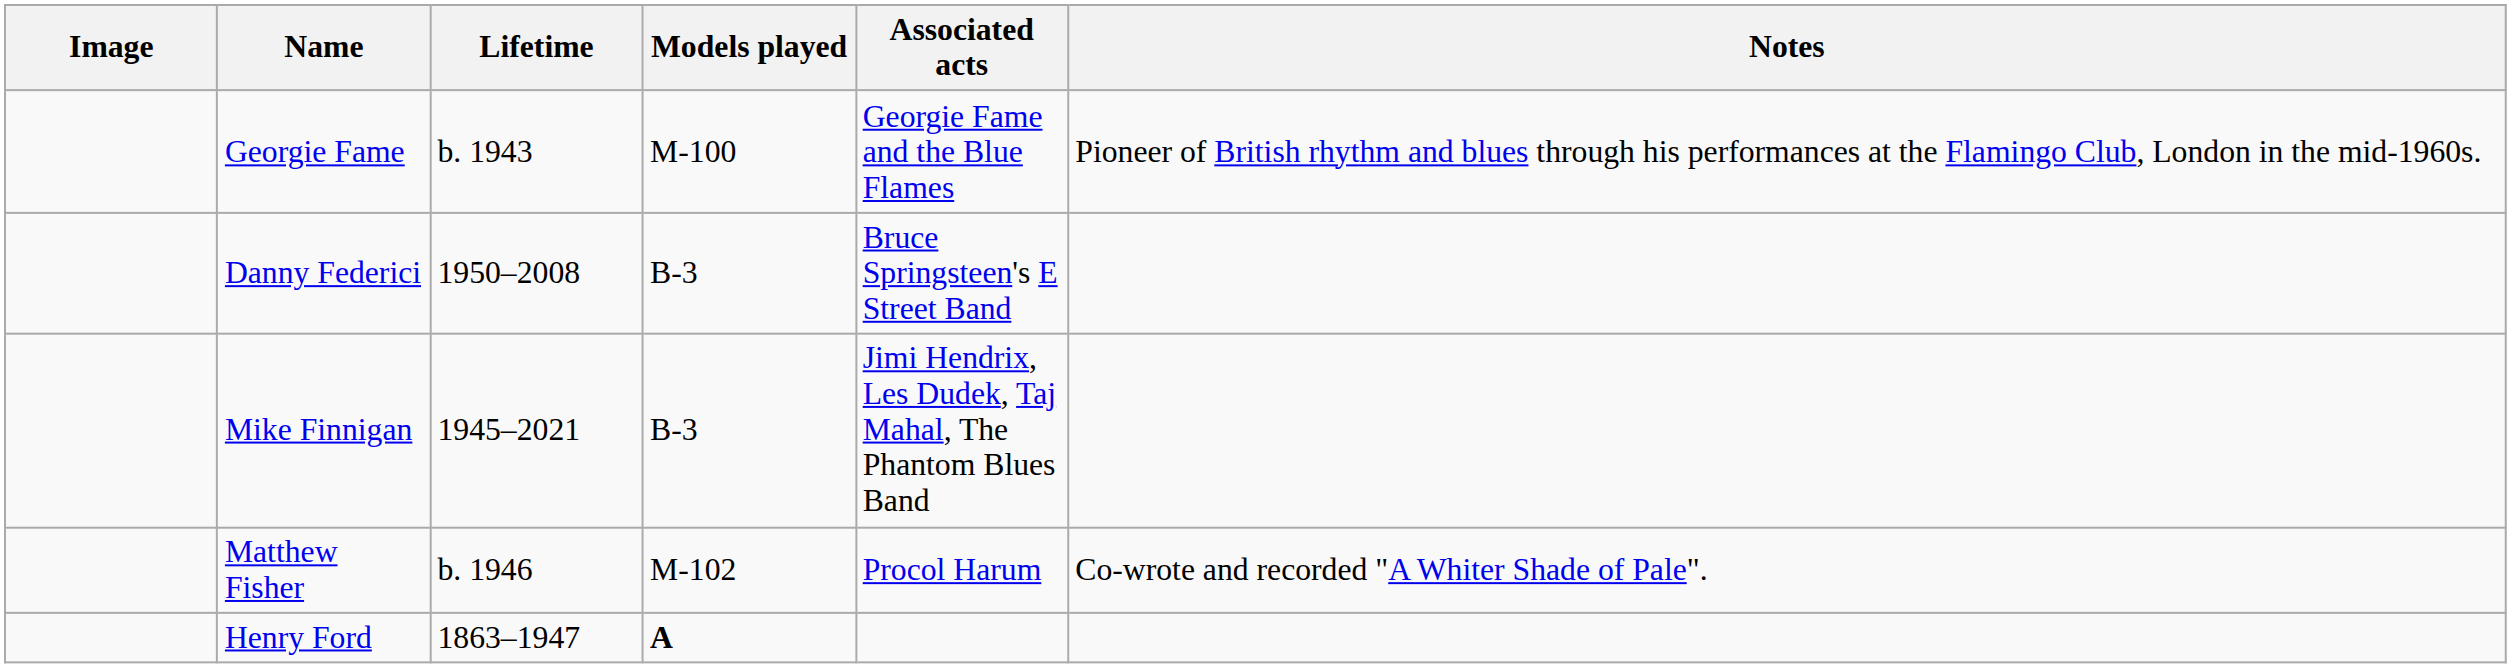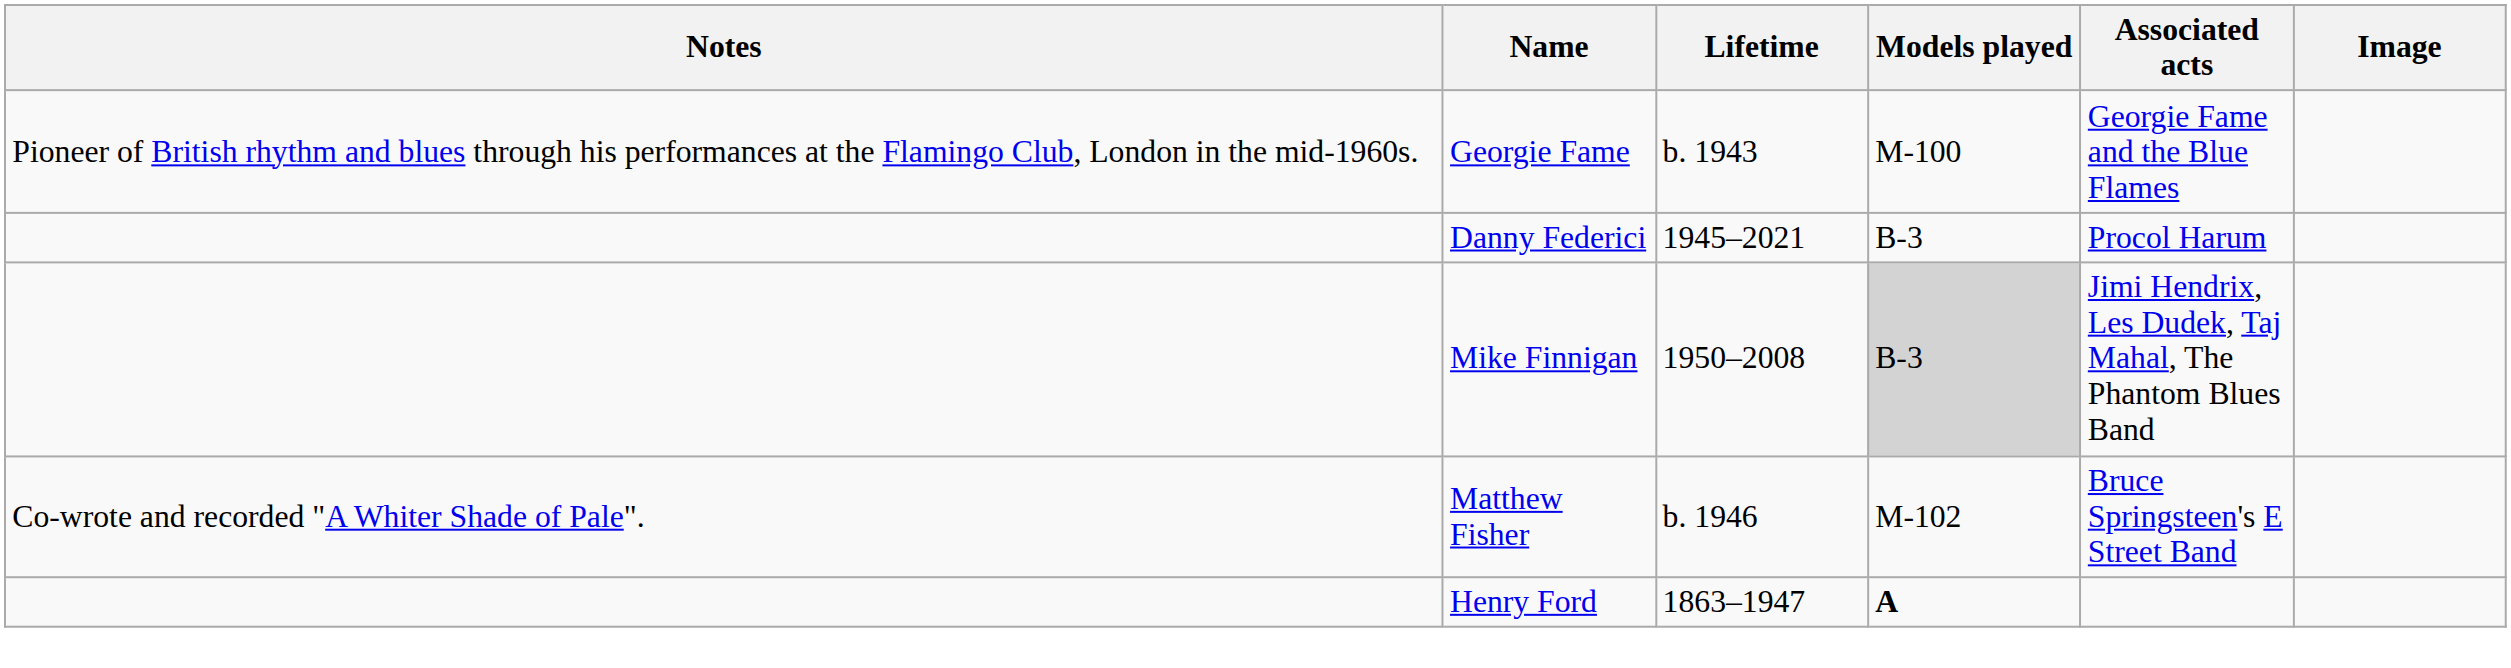columns swapped: (111, 47) <-> (1787, 47)
(509, 272) 1950–2008 -> (1734, 237) 1945–2021
(960, 272) Bruce Springsteen's E Street Band -> (2177, 237) Procol Harum
(509, 429) 1945–2021 -> (1734, 358) 1950–2008
(674, 429) no background -> (1899, 358) lightgrey background
(952, 569) Procol Harum -> (2185, 515) Bruce Springsteen's E Street Band
